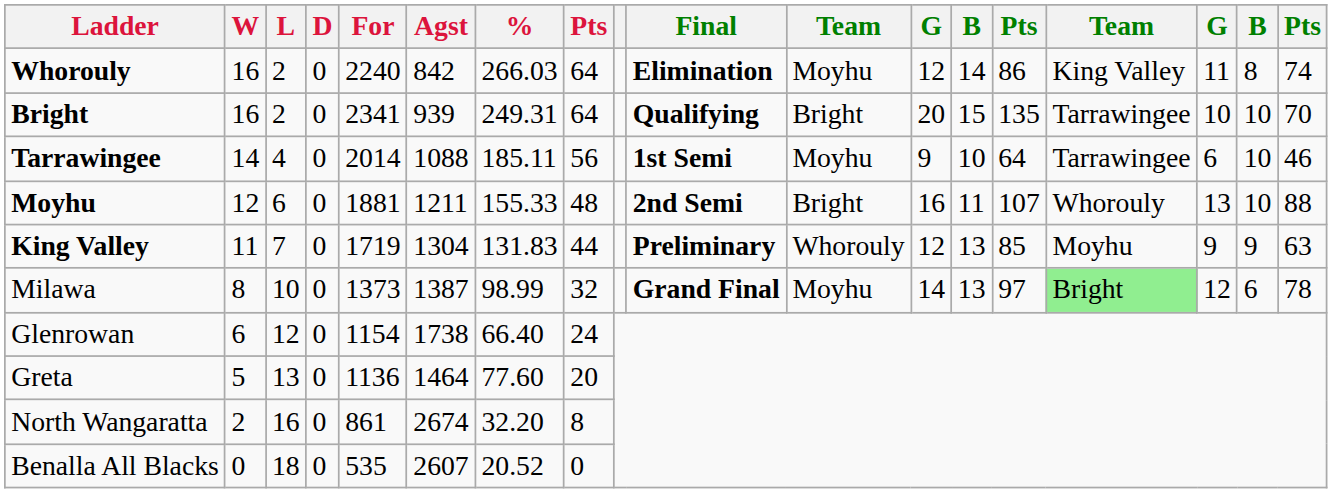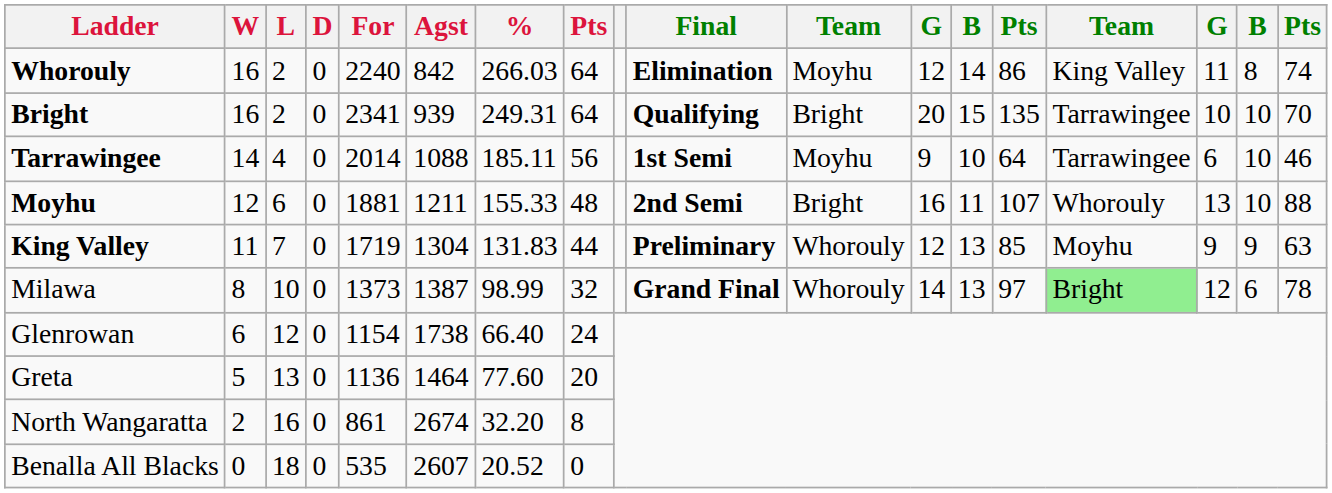(832, 289) Moyhu -> (849, 289) Whorouly
